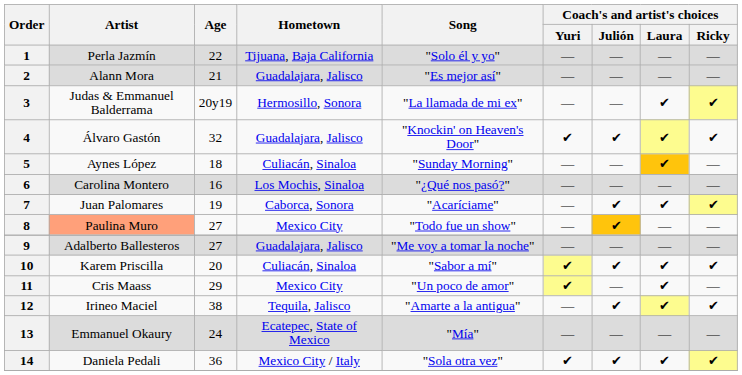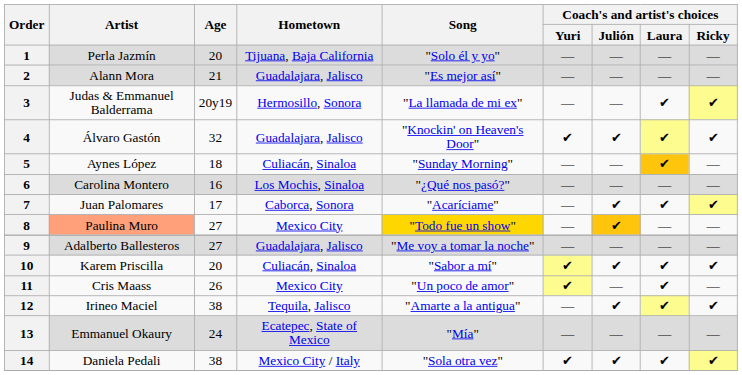(215, 55) 22 -> (215, 55) 20
(215, 205) 19 -> (215, 205) 17
(463, 225) no background -> (463, 225) gold background
(215, 286) 29 -> (215, 286) 26
(215, 360) 36 -> (215, 360) 38
